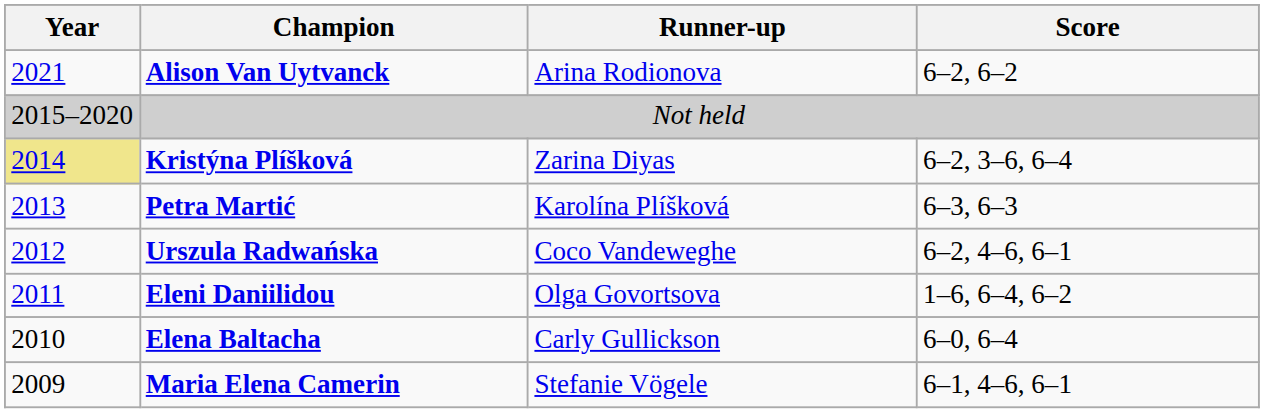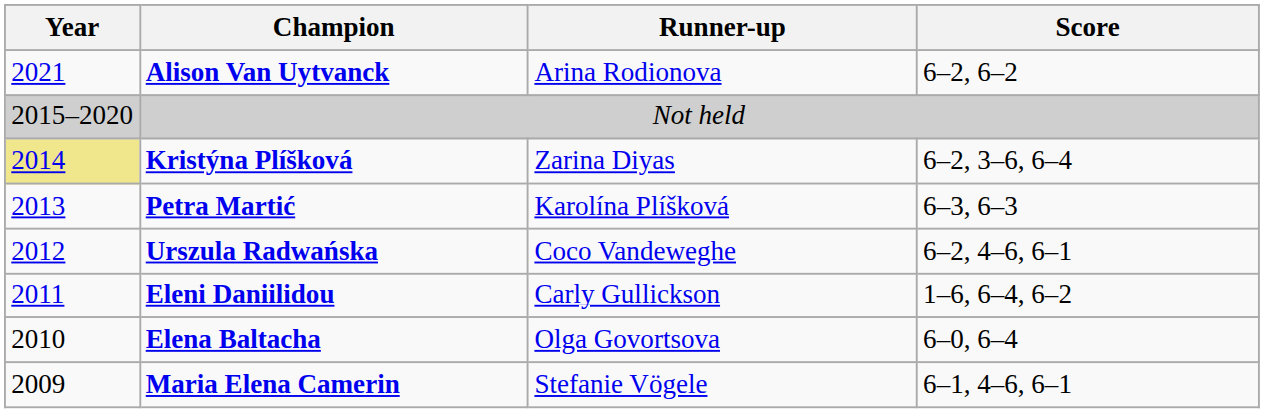(627, 295) Olga Govortsova -> (627, 295) Carly Gullickson
(627, 339) Carly Gullickson -> (627, 339) Olga Govortsova
